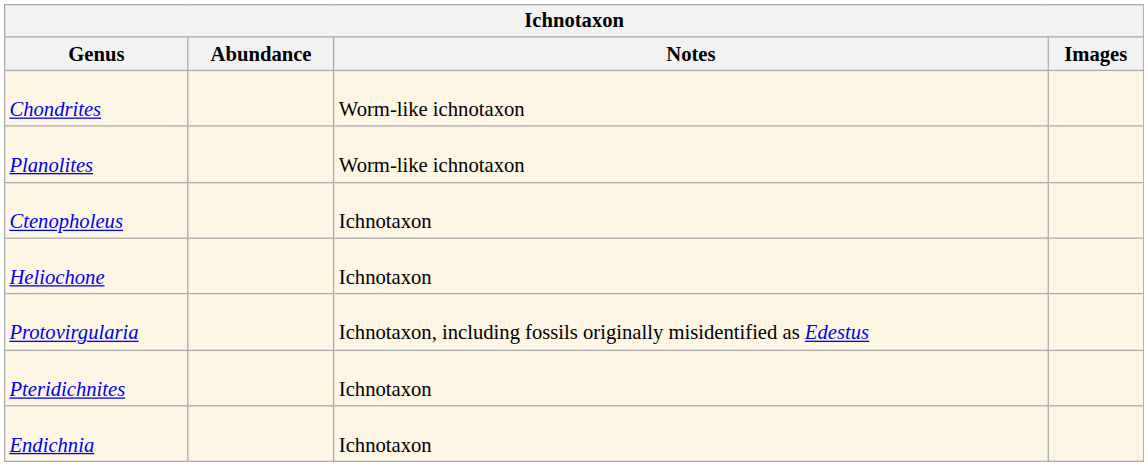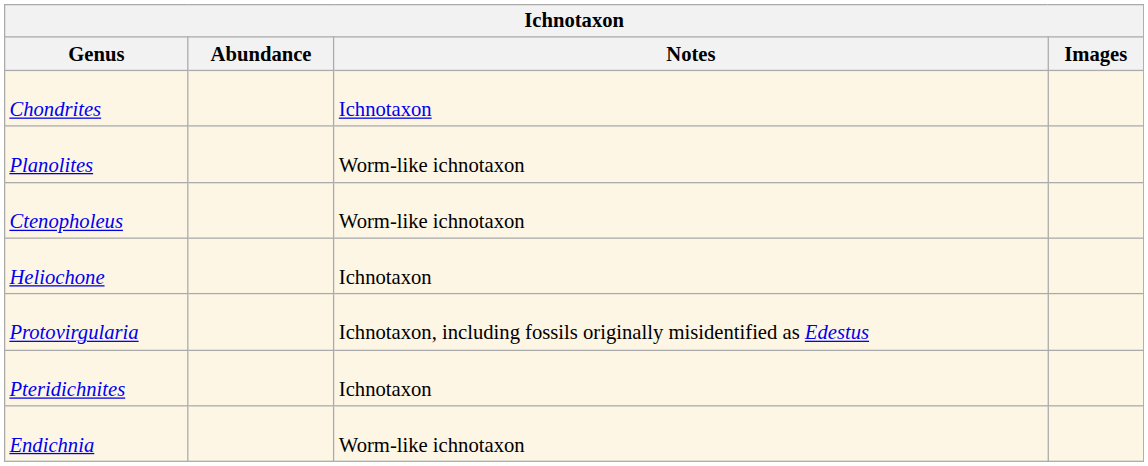(432, 109) Worm-like ichnotaxon -> (385, 109) Ichnotaxon
(385, 221) Ichnotaxon -> (432, 221) Worm-like ichnotaxon
(385, 445) Ichnotaxon -> (432, 445) Worm-like ichnotaxon
